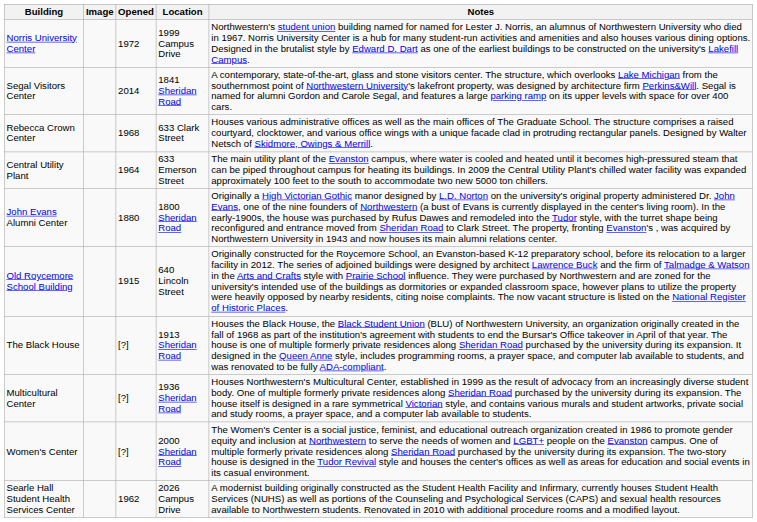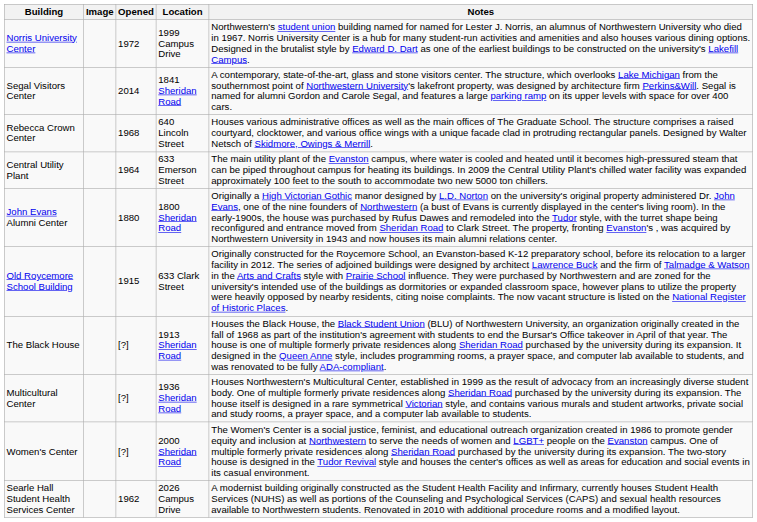(179, 133) 633 Clark Street -> (173, 133) 640 Lincoln Street
(173, 281) 640 Lincoln Street -> (179, 281) 633 Clark Street
